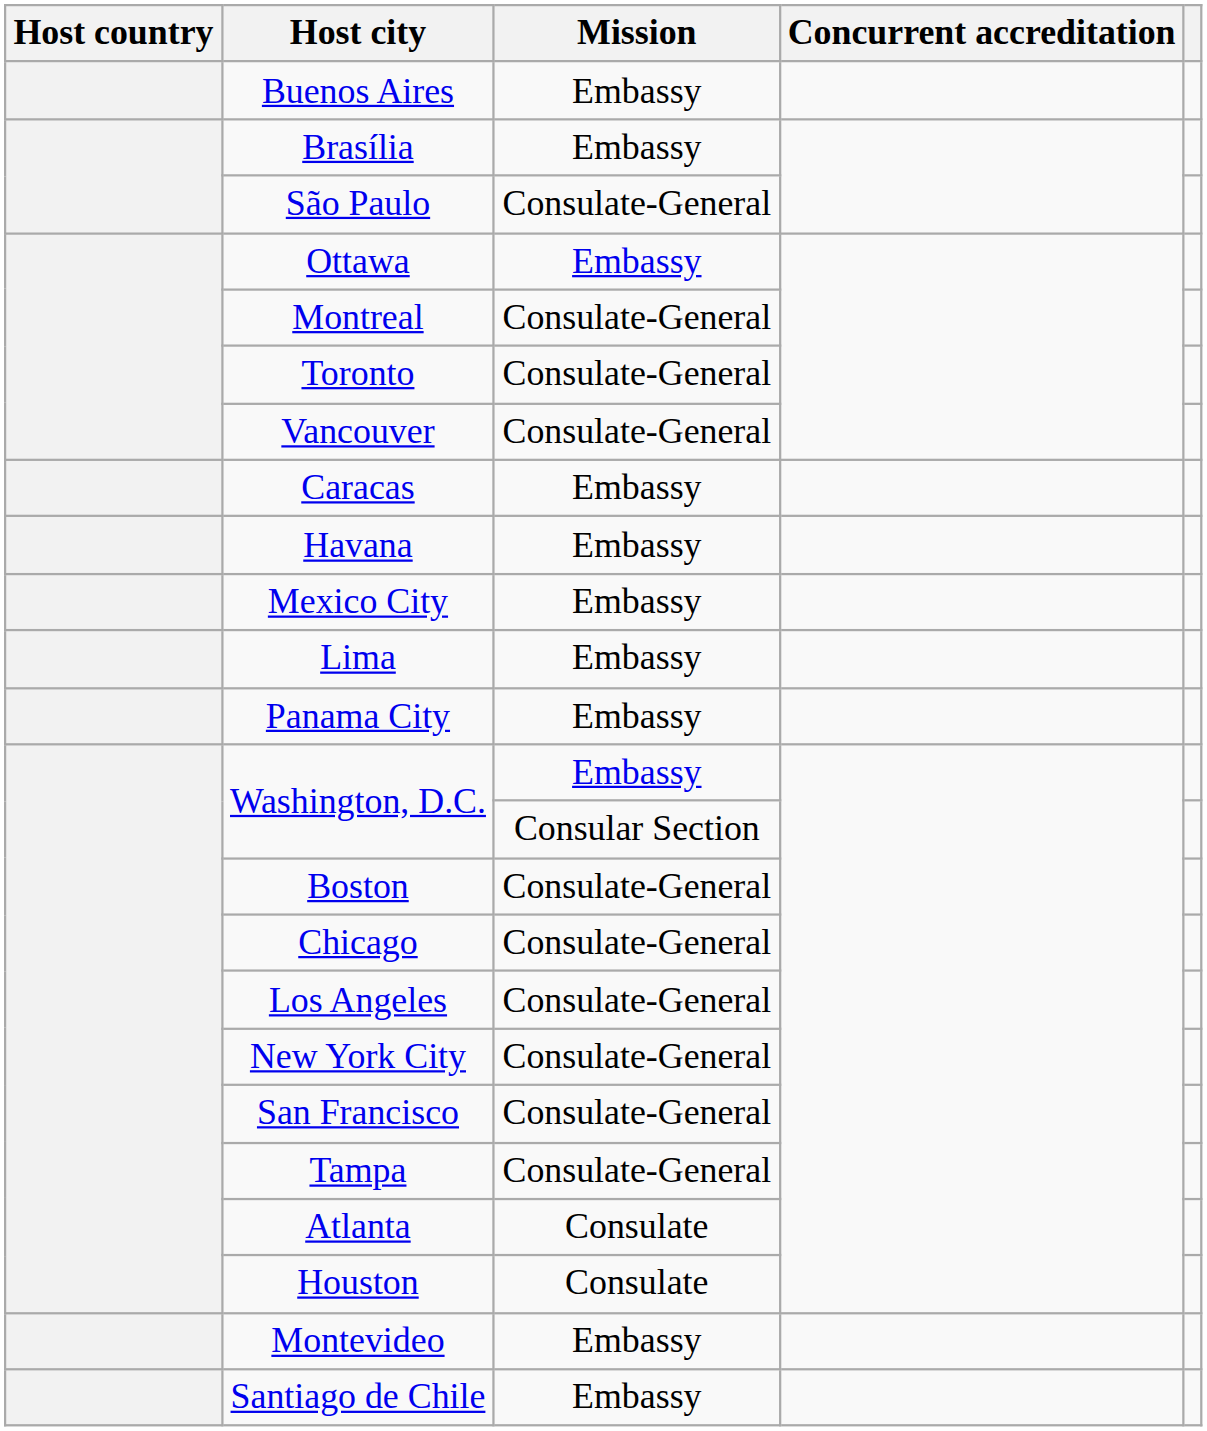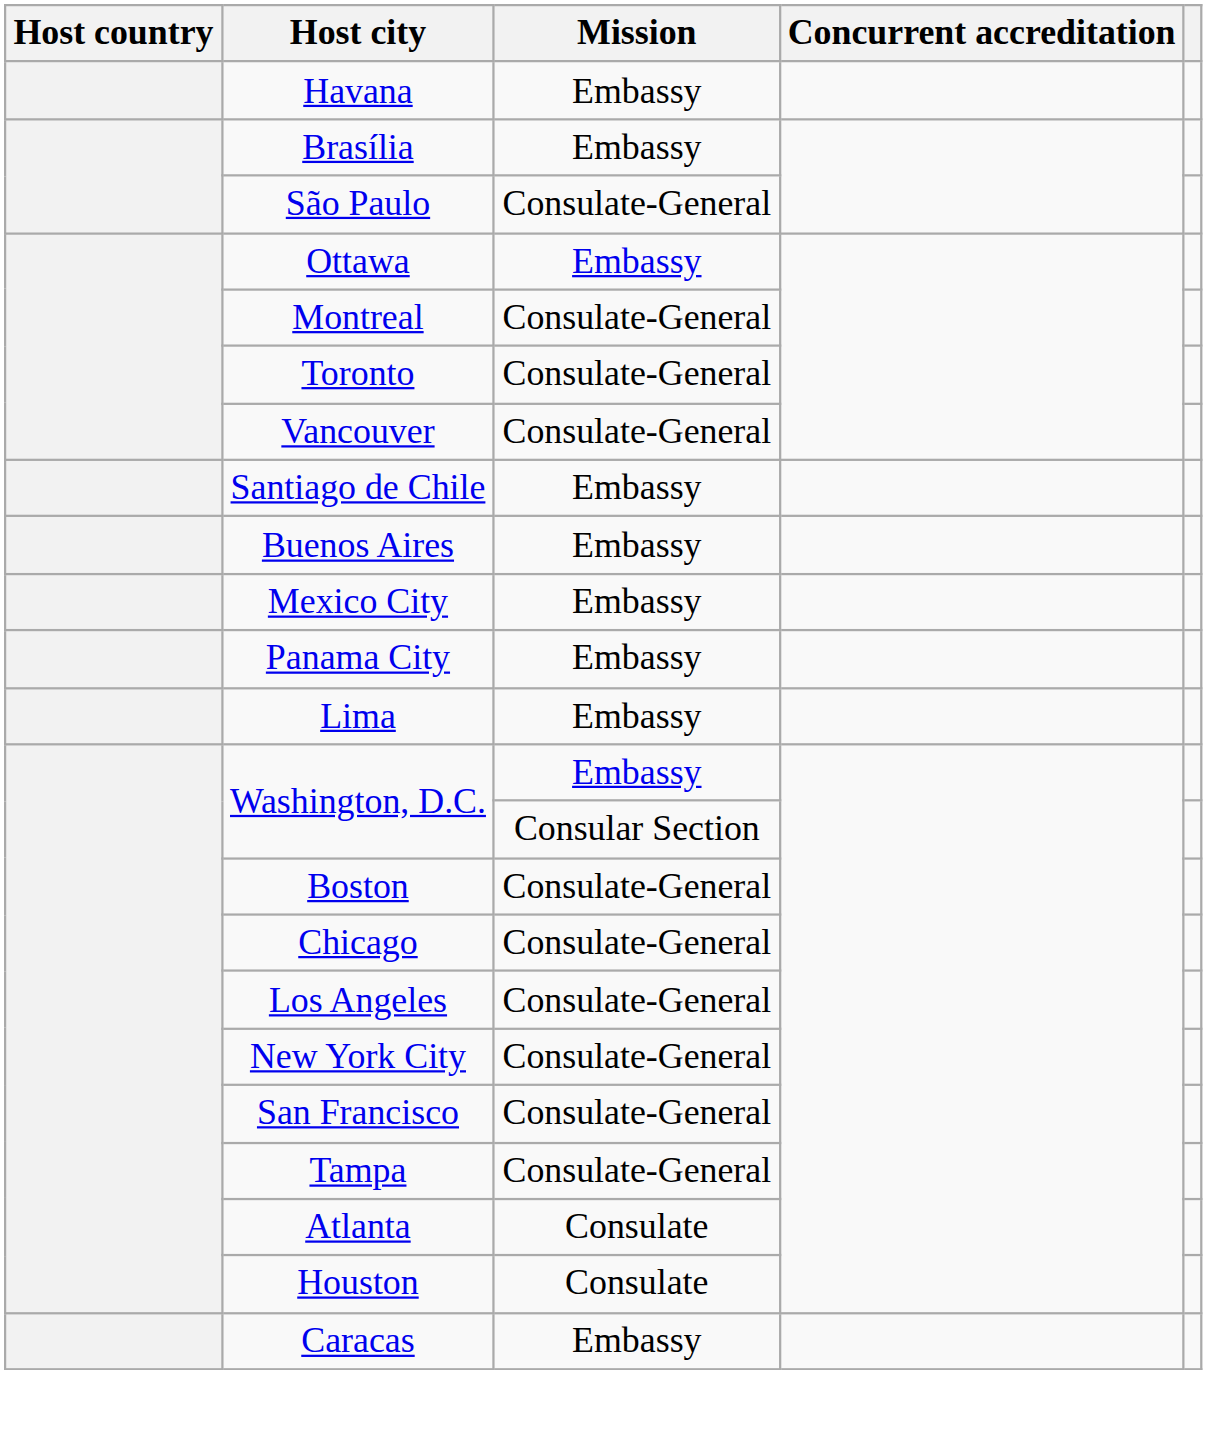rows swapped: (358, 89) <-> (358, 544)
rows swapped: (358, 1397) <-> (358, 487)
rows swapped: (358, 715) <-> (358, 658)
- row: (358, 1340)
